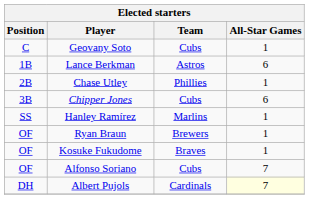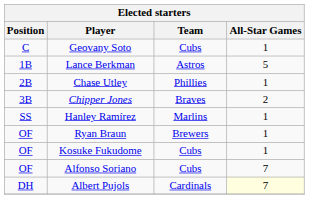(265, 64) 6 -> (265, 64) 5
(190, 99) Cubs -> (190, 99) Braves
(265, 99) 6 -> (265, 99) 2
(190, 151) Braves -> (190, 151) Cubs
